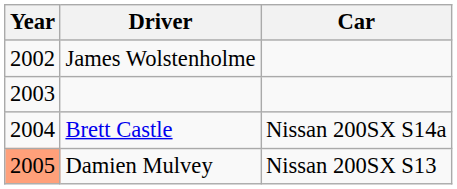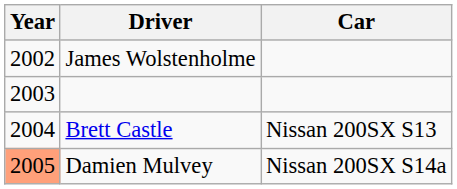(356, 129) Nissan 200SX S14a -> (351, 129) Nissan 200SX S13
(351, 165) Nissan 200SX S13 -> (356, 165) Nissan 200SX S14a
